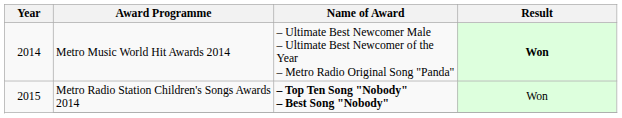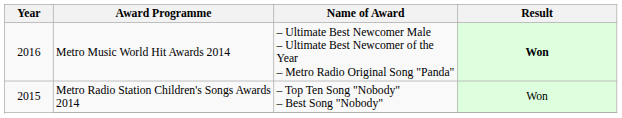(29, 51) 2014 -> (29, 51) 2016
(342, 96) bold -> (338, 96) normal
